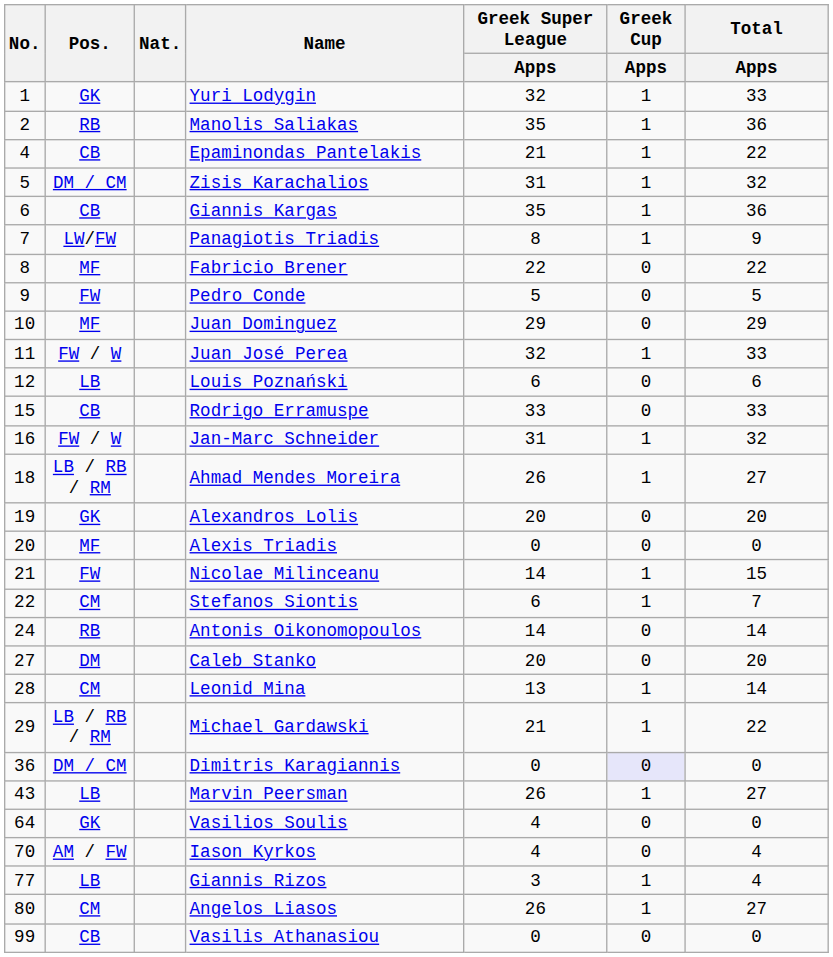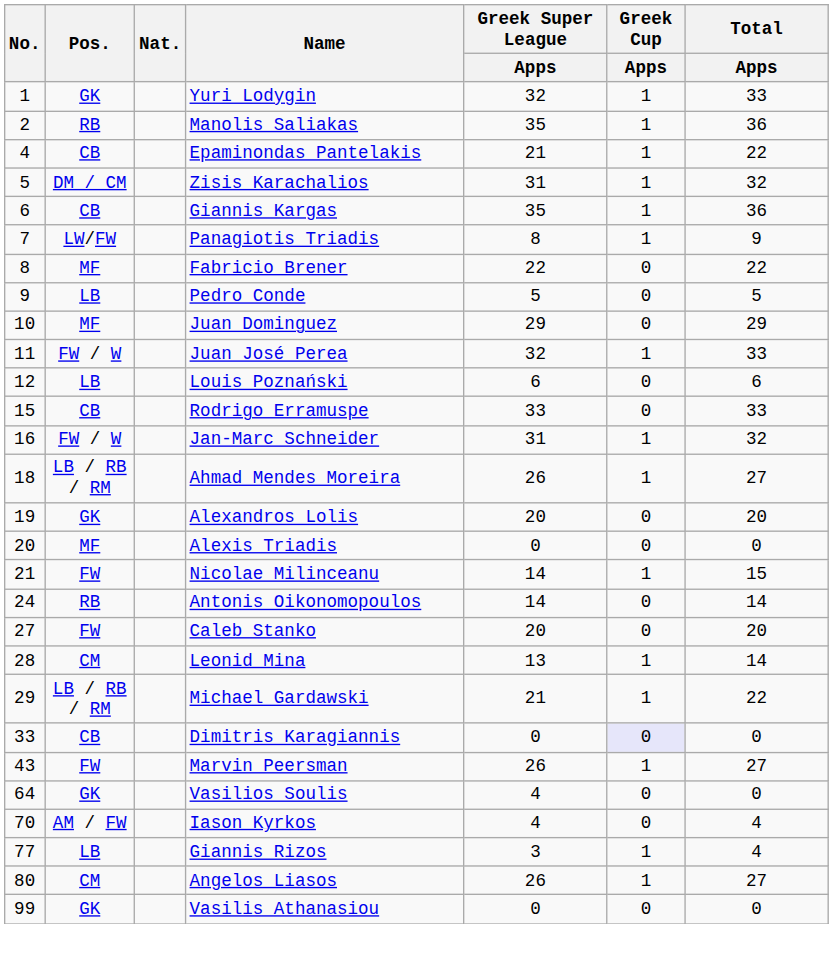(90, 297) FW -> (90, 297) LB
- row: (274, 603)
(90, 660) DM -> (90, 632) FW
(25, 766) 36 -> (25, 738) 33
(90, 766) DM / CM -> (90, 738) CB
(90, 795) LB -> (90, 766) FW
(90, 938) CB -> (90, 909) GK
